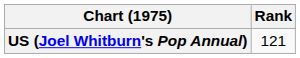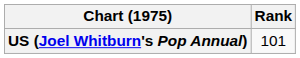(273, 41) 121 -> (273, 41) 101
